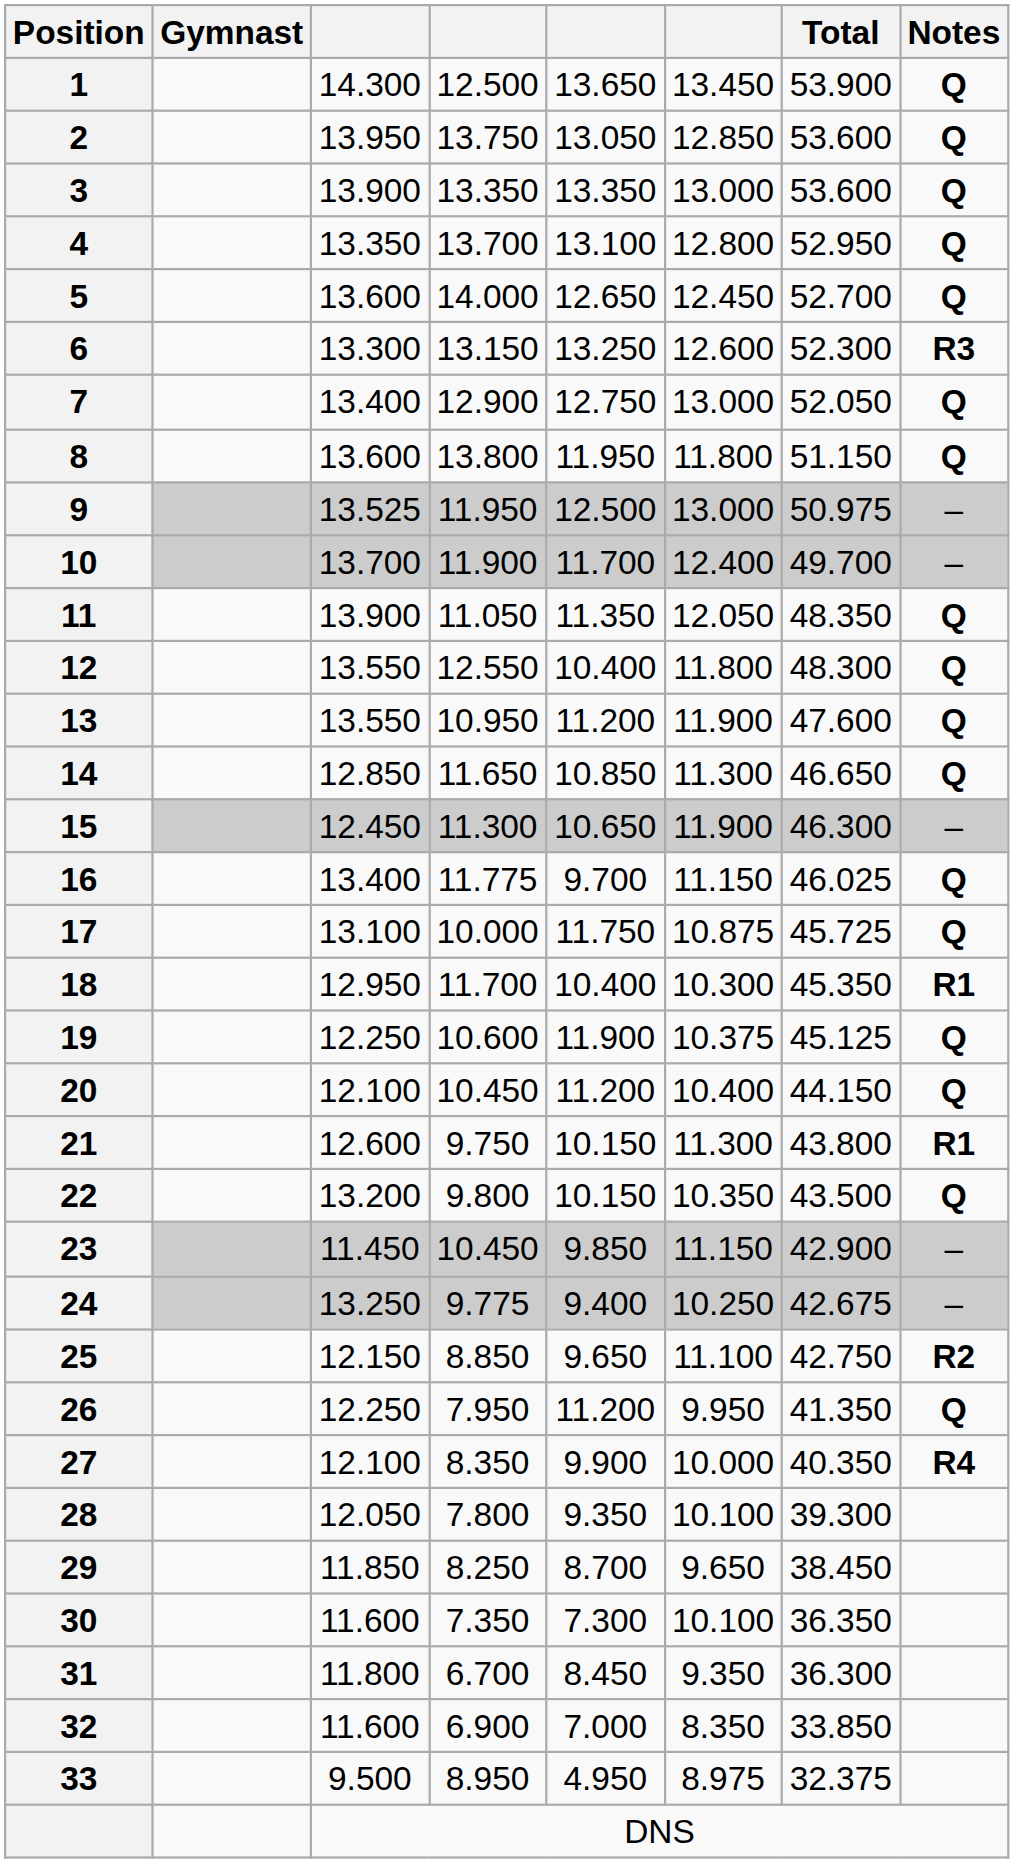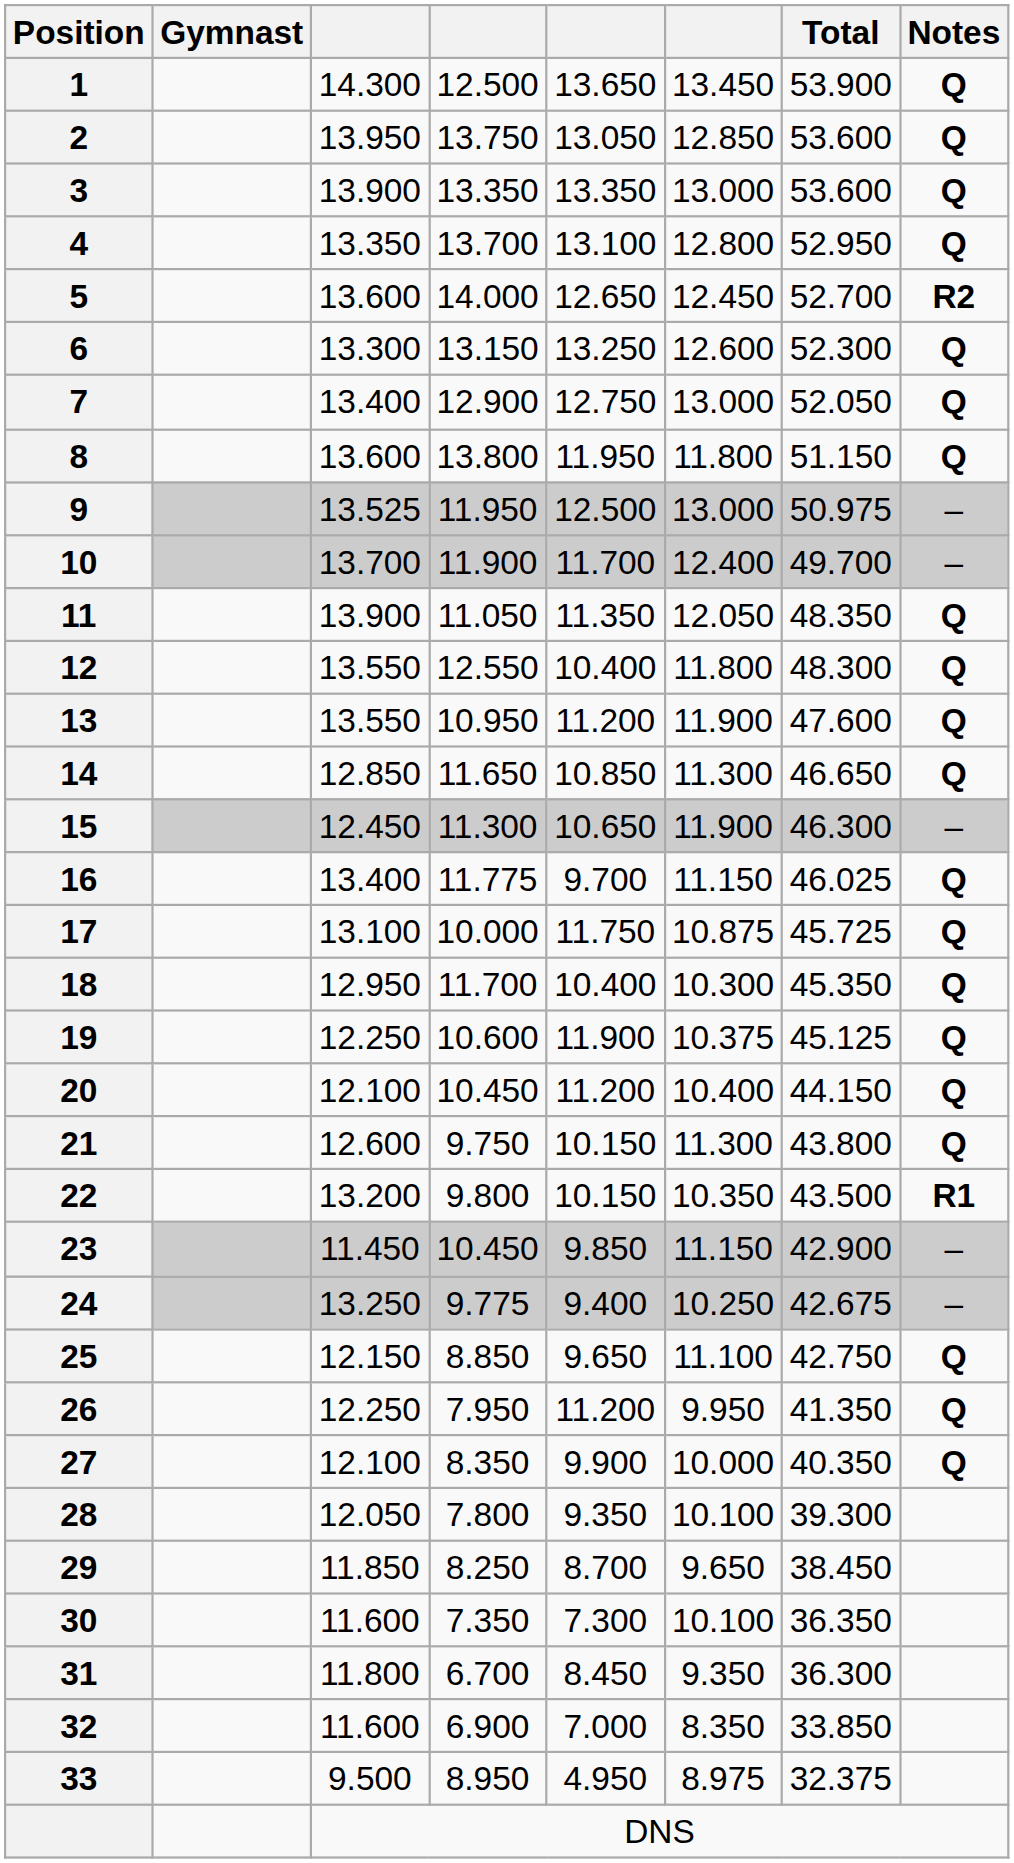(954, 296) Q -> (954, 296) R2
(954, 349) R3 -> (954, 349) Q
(954, 985) R1 -> (954, 985) Q
(954, 1143) R1 -> (954, 1143) Q
(954, 1196) Q -> (954, 1196) R1
(954, 1355) R2 -> (954, 1355) Q
(954, 1461) R4 -> (954, 1461) Q
